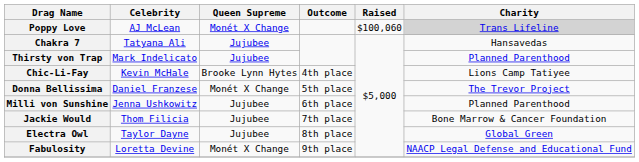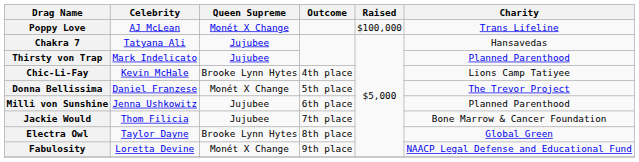(379, 27) $100,060 -> (379, 27) $100,000
(519, 27) lightgrey background -> (519, 27) no background
(249, 134) Jujubee -> (249, 134) Brooke Lynn Hytes
